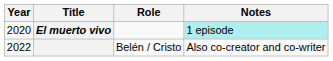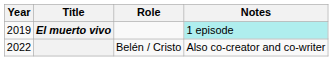(19, 30) 2020 -> (19, 30) 2019
